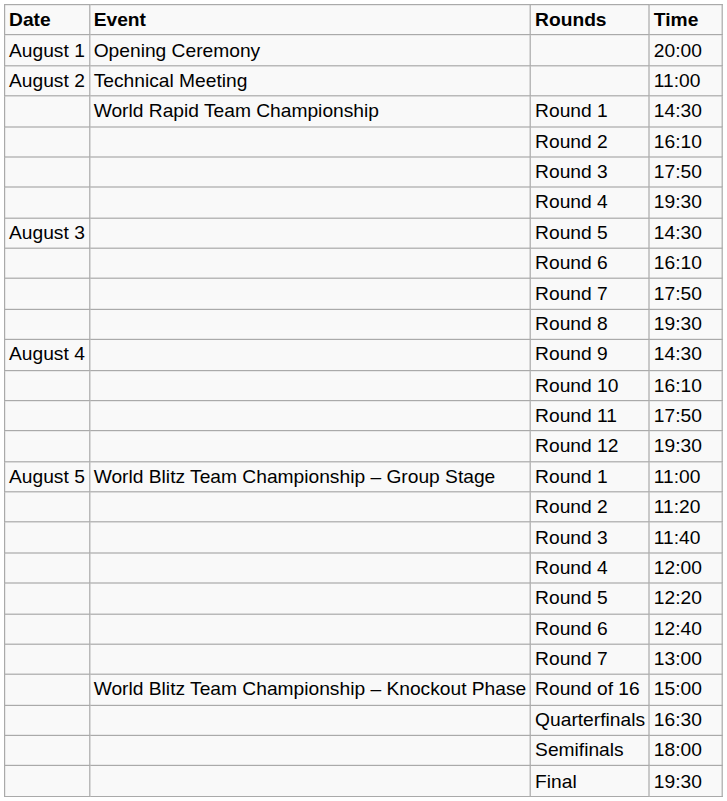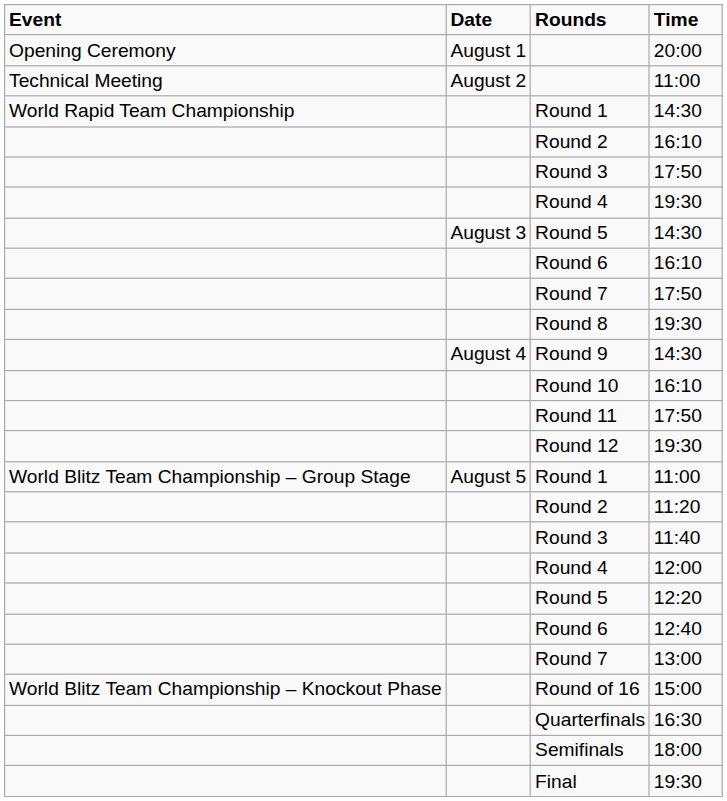columns swapped: (30, 19) <-> (120, 19)
